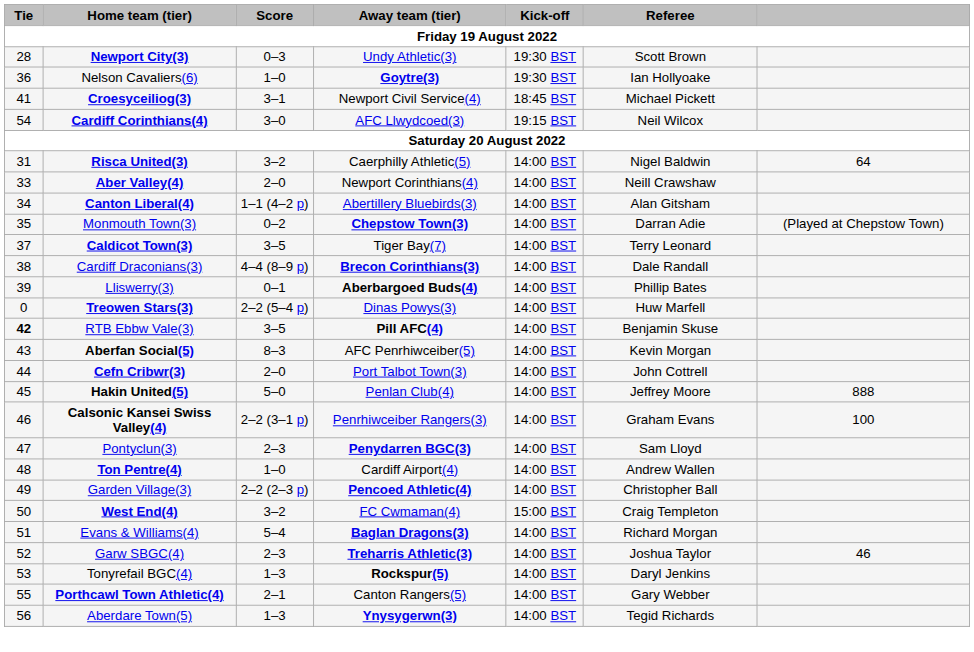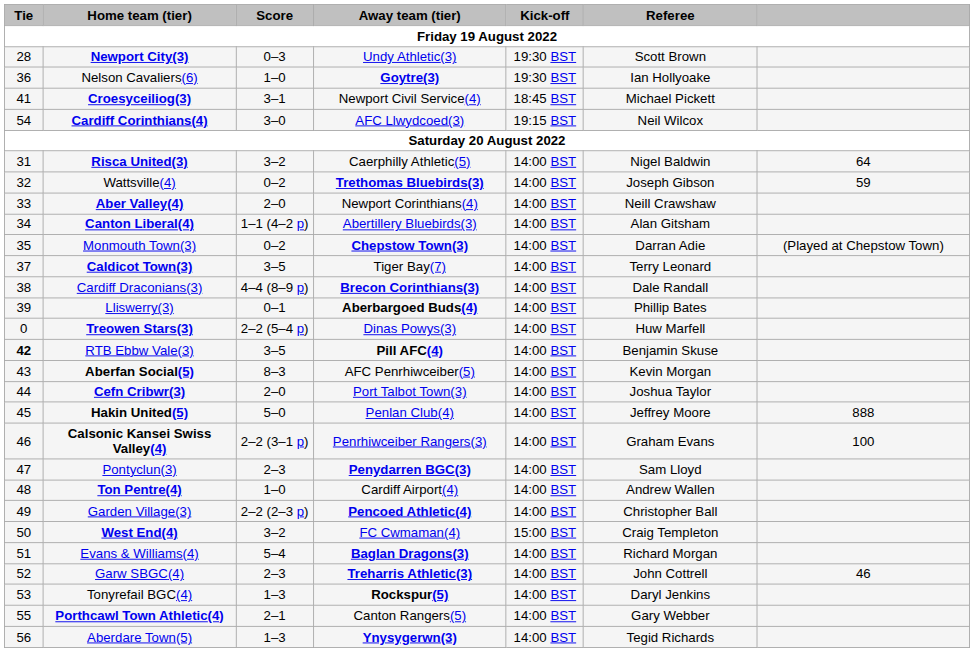+ row: (140, 183)
(670, 371) John Cottrell -> (670, 392) Joshua Taylor
(670, 553) Joshua Taylor -> (670, 574) John Cottrell
